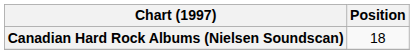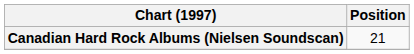(378, 37) 18 -> (378, 37) 21
